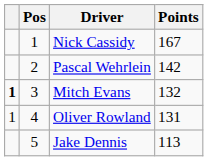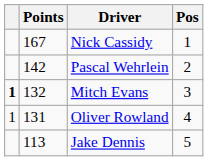columns swapped: (34, 16) <-> (178, 16)
